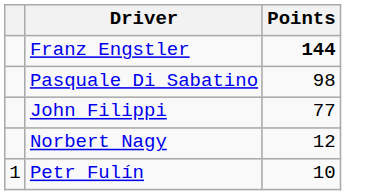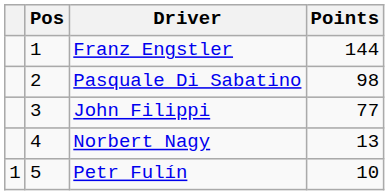+ column: (47, 20)
(319, 51) bold -> (362, 51) normal
(324, 143) 12 -> (368, 143) 13
